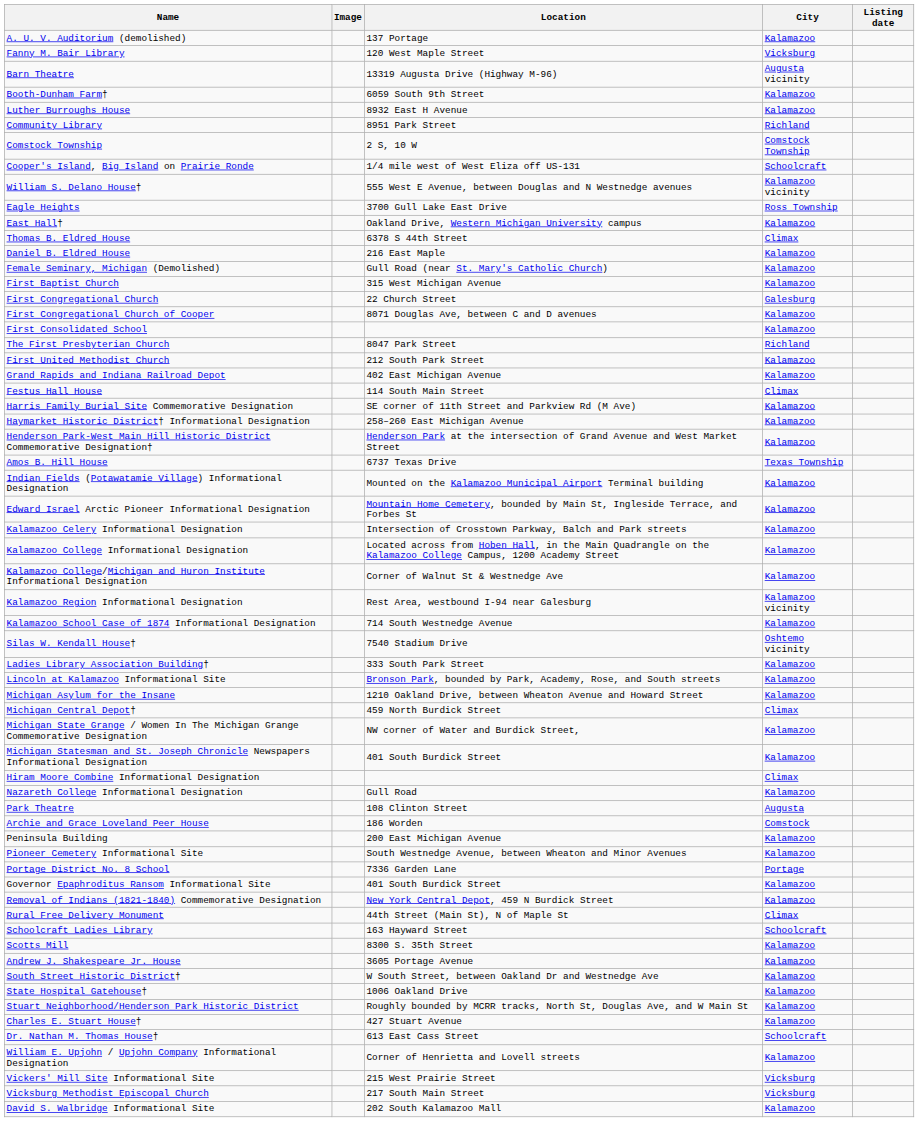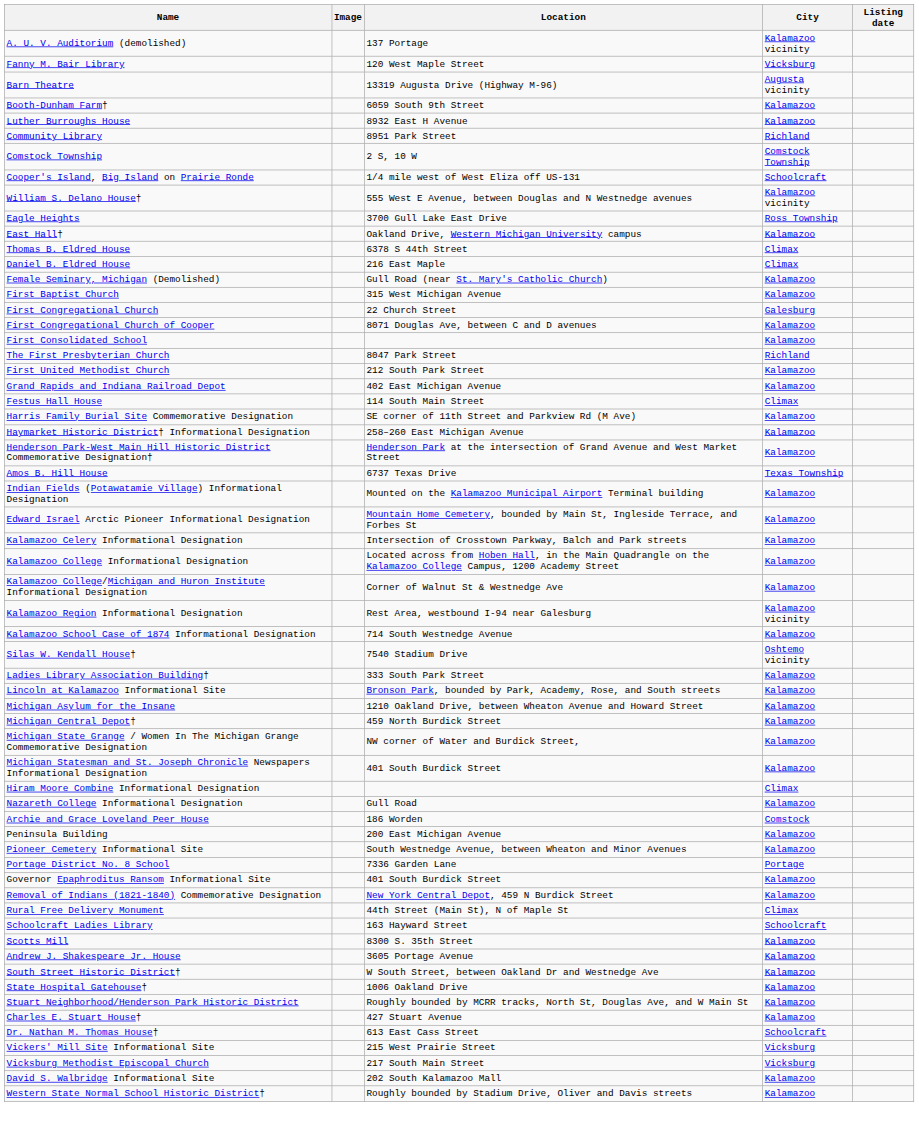(790, 38) Kalamazoo -> (790, 43) Kalamazoo vicinity
(790, 254) Kalamazoo -> (782, 264) Climax
(782, 710) Climax -> (790, 721) Kalamazoo
- row: (40, 808)
- row: (141, 1058)
+ row: (136, 1094)
